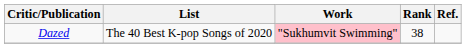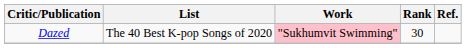(417, 33) 38 -> (417, 33) 30
